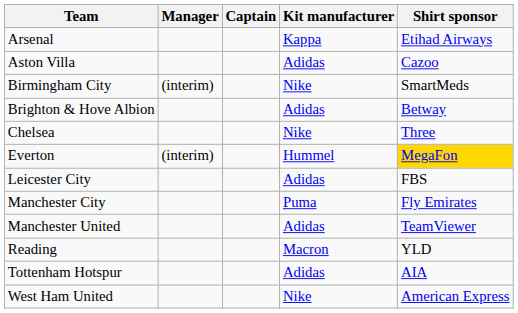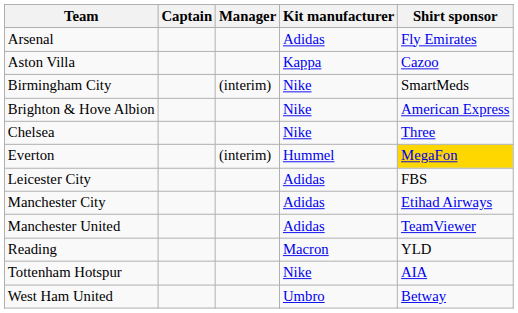columns swapped: (190, 16) <-> (251, 16)
(302, 39) Kappa -> (304, 39) Adidas
(447, 39) Etihad Airways -> (439, 39) Fly Emirates
(304, 62) Adidas -> (302, 62) Kappa
(304, 109) Adidas -> (297, 109) Nike
(424, 109) Betway -> (455, 109) American Express
(300, 202) Puma -> (304, 202) Adidas
(439, 202) Fly Emirates -> (447, 202) Etihad Airways
(304, 272) Adidas -> (297, 272) Nike
(297, 296) Nike -> (304, 296) Umbro
(455, 296) American Express -> (424, 296) Betway
